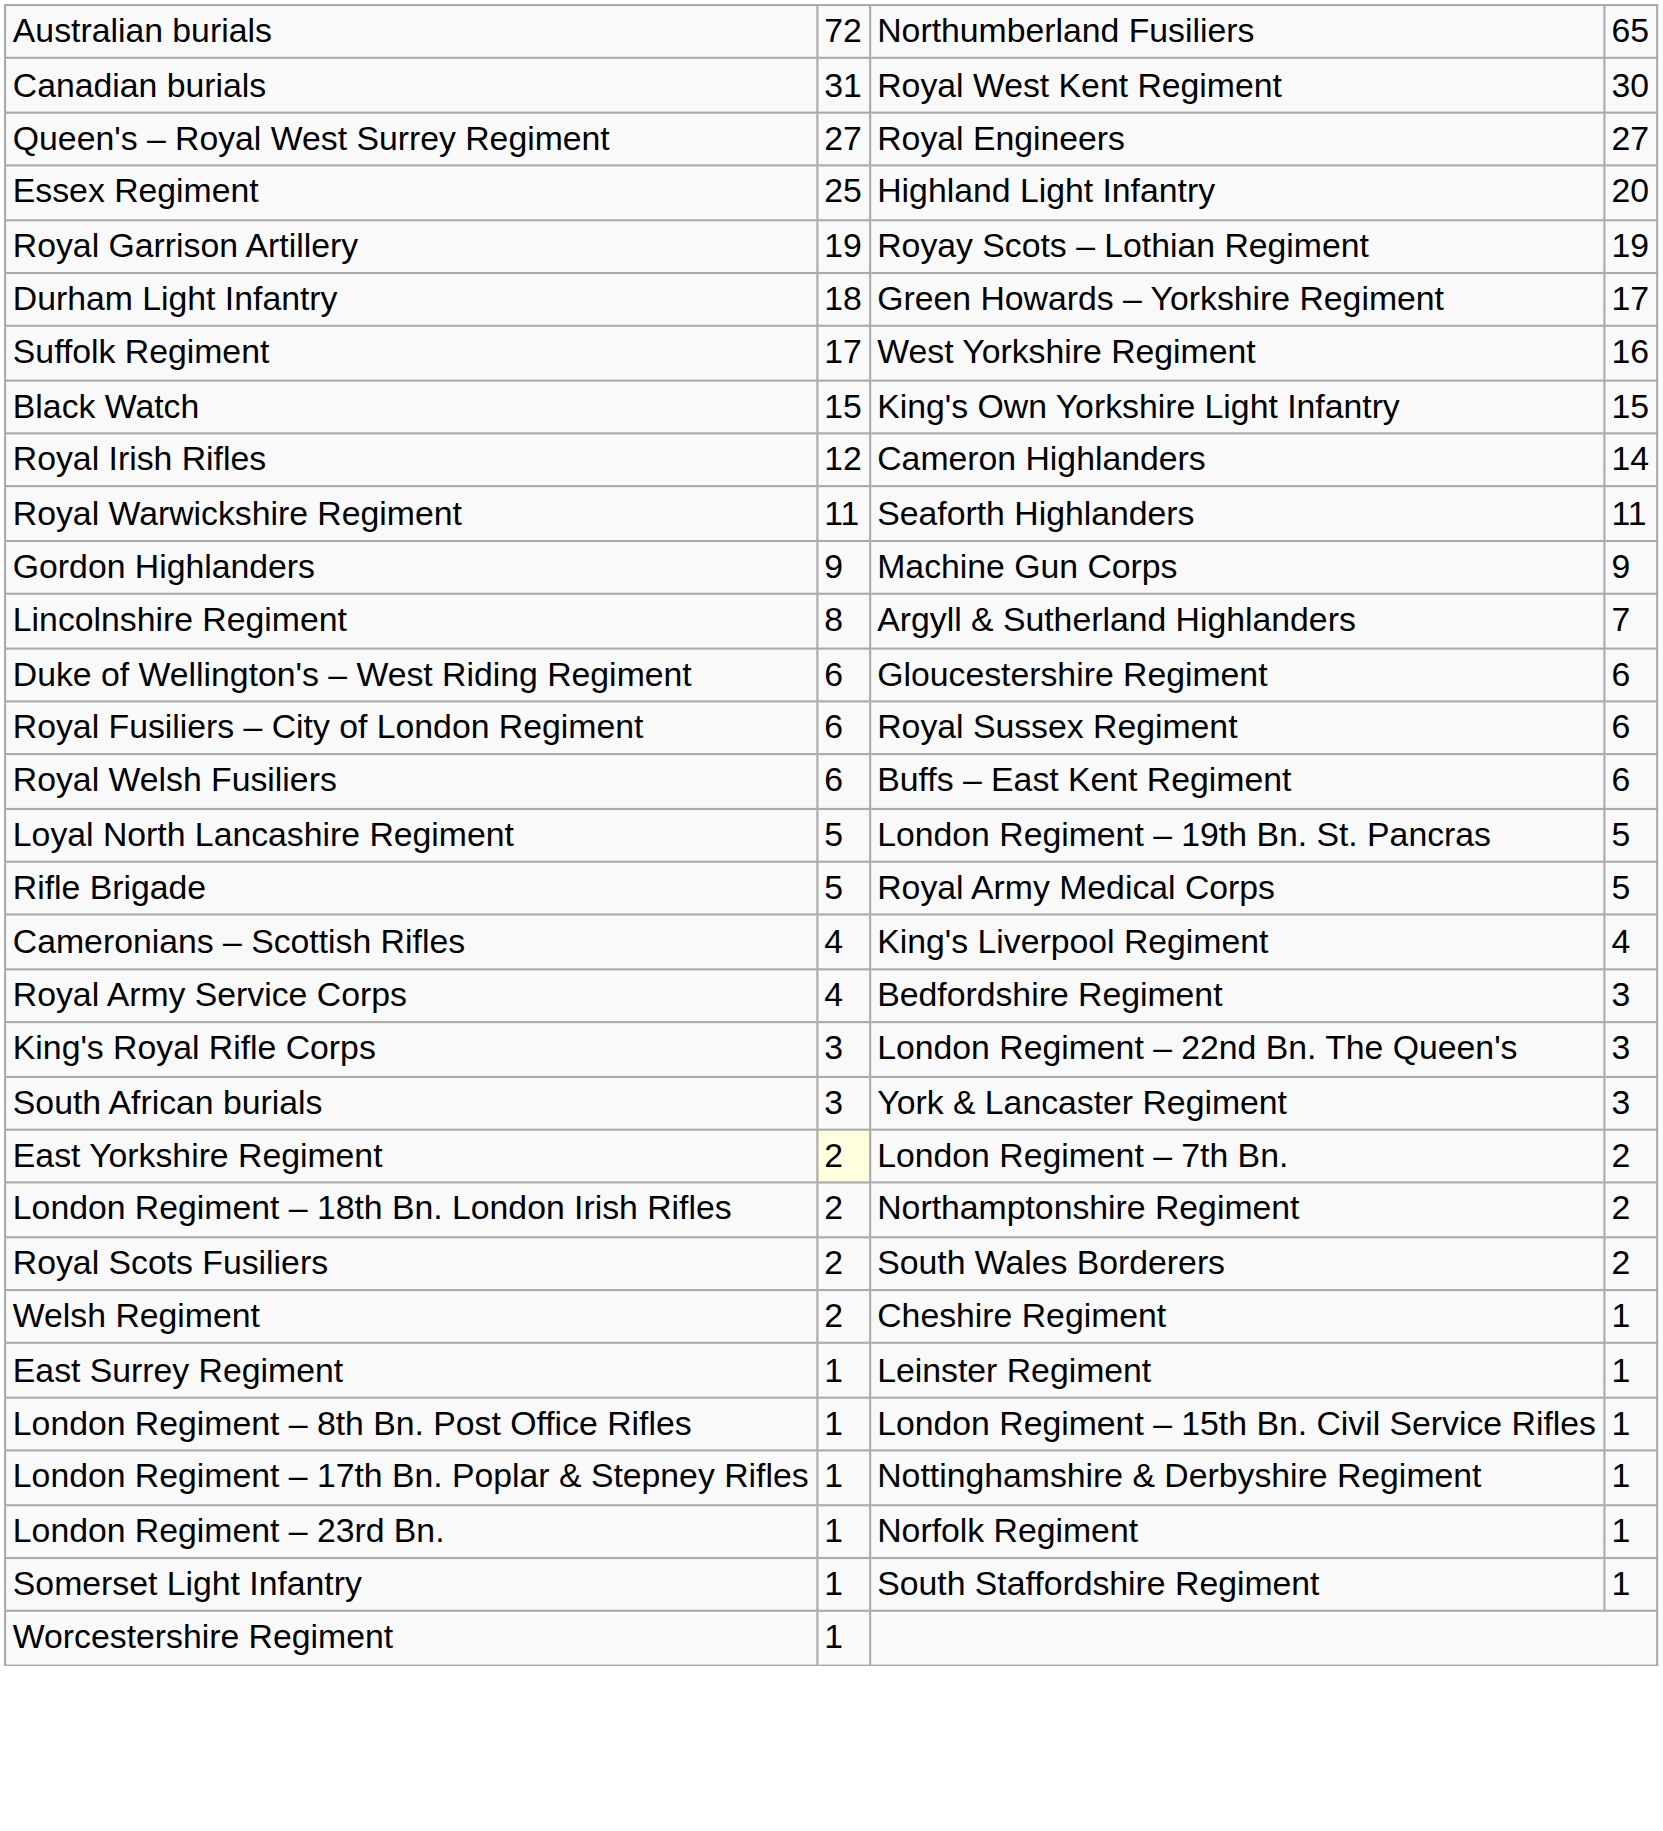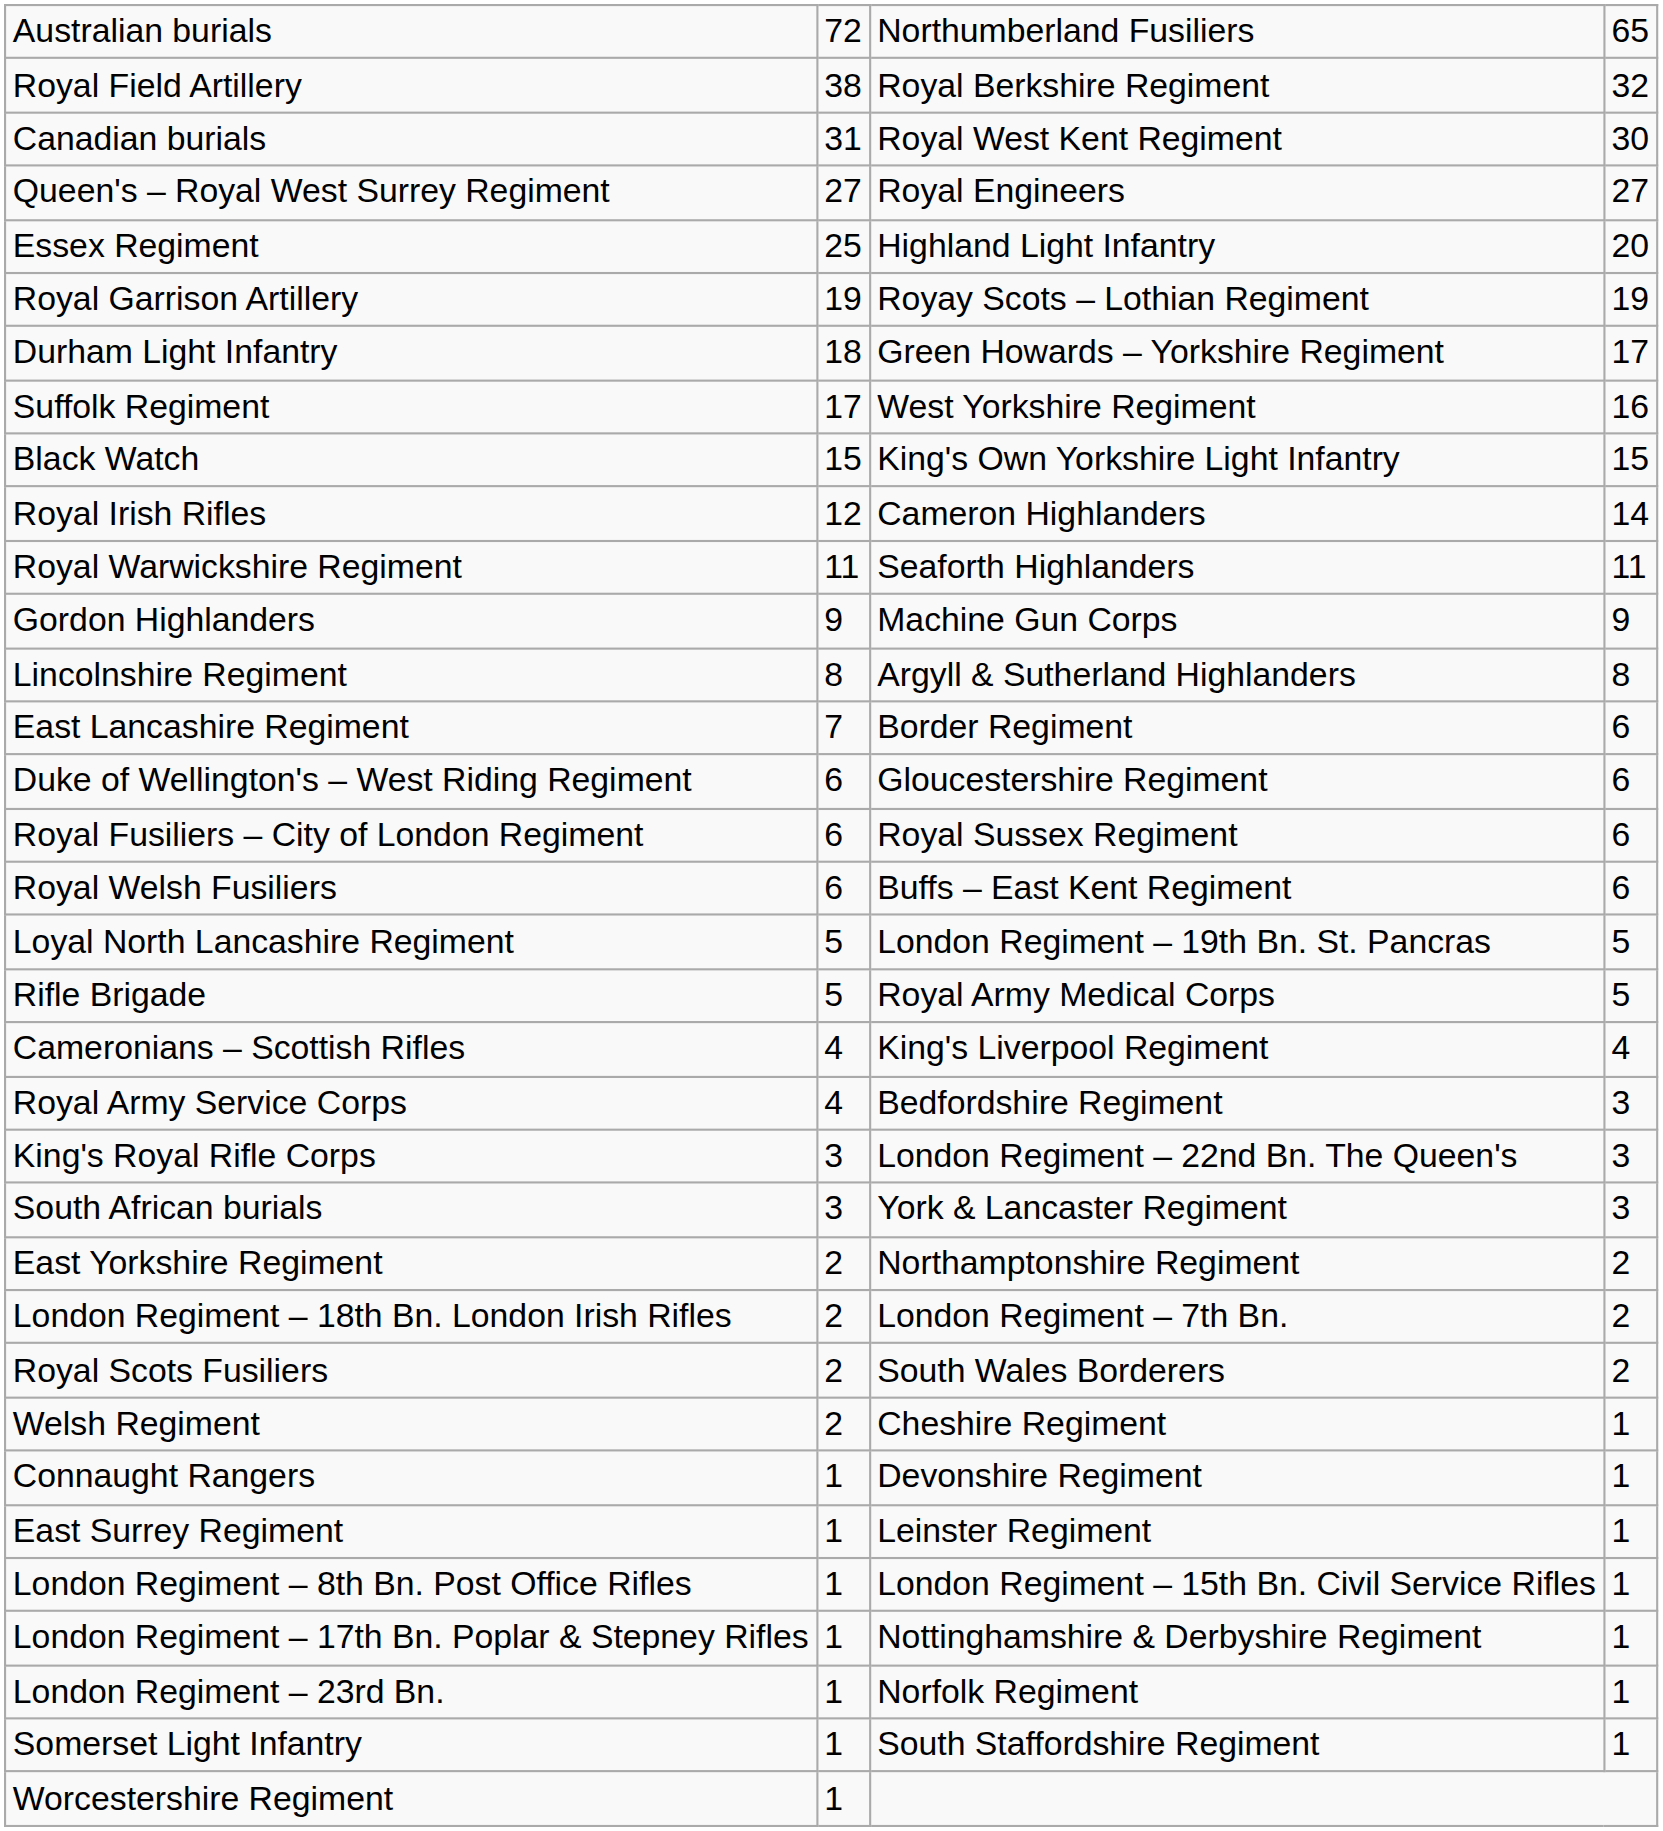+ row: (157, 84)
(1621, 620) 7 -> (1621, 673) 8
+ row: (211, 727)
(834, 1155) lightyellow background -> (834, 1262) no background
(1083, 1155) London Regiment – 7th Bn. -> (1088, 1262) Northamptonshire Regiment
(1088, 1209) Northamptonshire Regiment -> (1083, 1316) London Regiment – 7th Bn.
+ row: (164, 1476)
